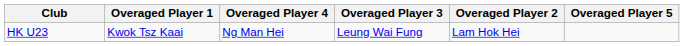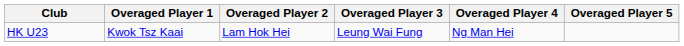columns swapped: (507, 13) <-> (277, 13)
